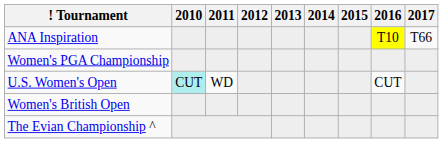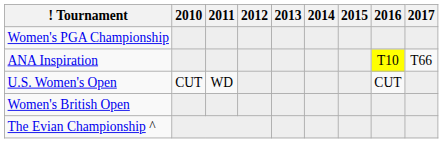rows swapped: (53, 38) <-> (88, 60)
(189, 82) paleturquoise background -> (189, 82) no background
